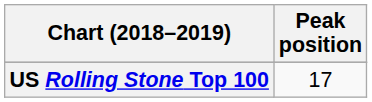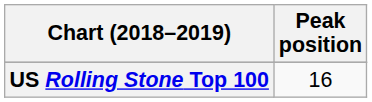(320, 79) 17 -> (320, 79) 16
